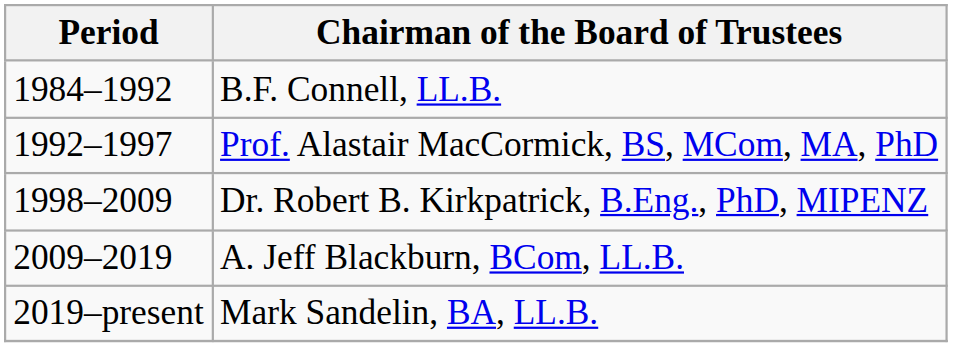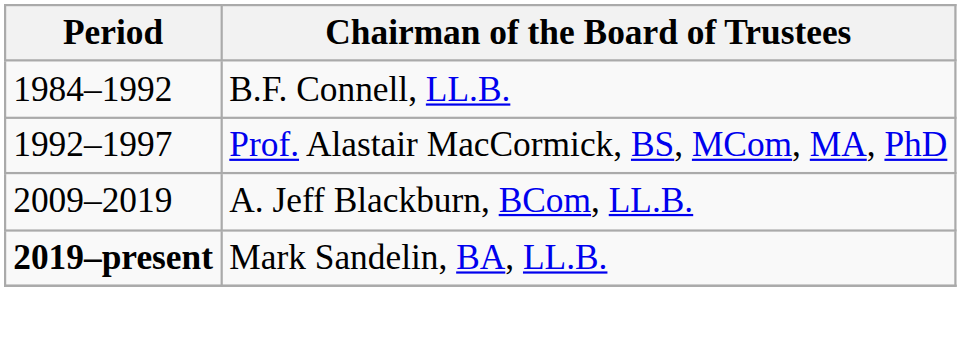- row: (574, 200)
(109, 312) normal -> (113, 256) bold
